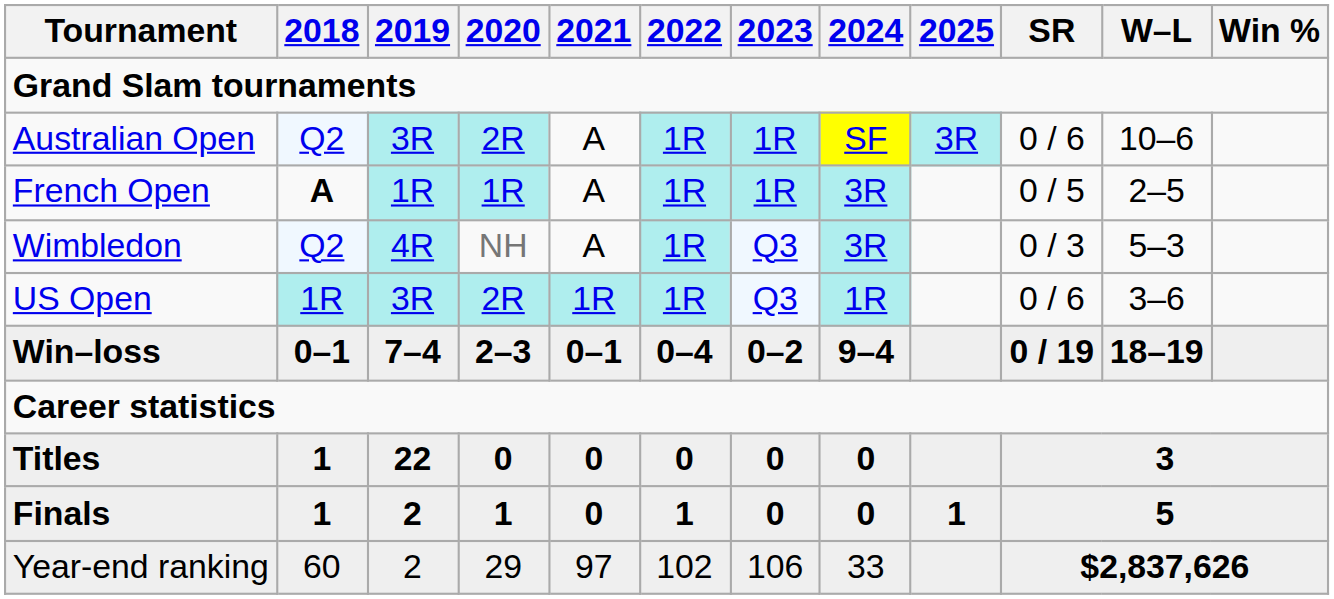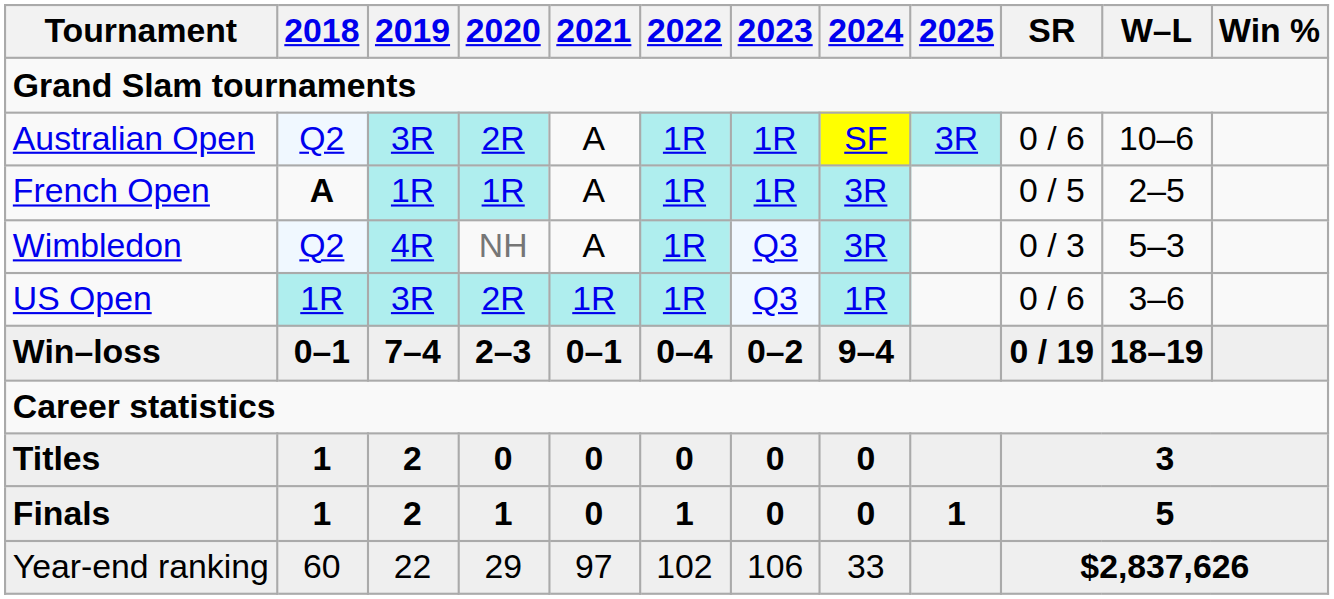(412, 459) 22 -> (413, 459) 2
(413, 566) 2 -> (412, 566) 22
